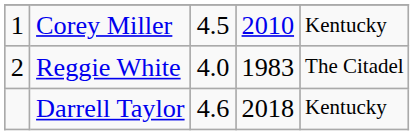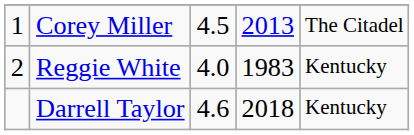(268, 25) 2010 -> (268, 25) 2013
(346, 25) Kentucky -> (354, 25) The Citadel
(354, 66) The Citadel -> (346, 66) Kentucky
